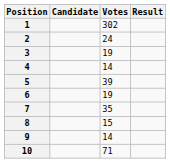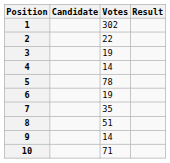(108, 39) 24 -> (108, 39) 22
(108, 81) 39 -> (108, 81) 78
(108, 123) 15 -> (108, 123) 51
